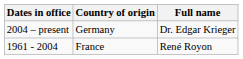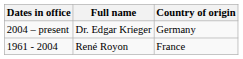columns swapped: (198, 12) <-> (115, 12)
